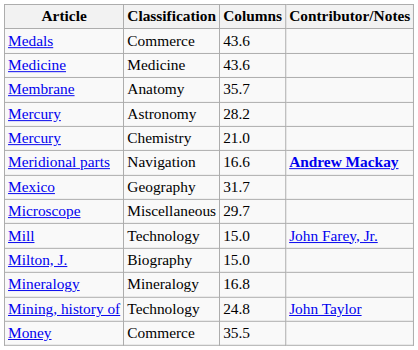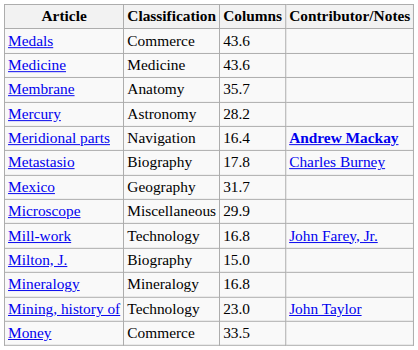- row: (34, 138)
(237, 162) 16.6 -> (237, 138) 16.4
+ row: (41, 162)
(237, 211) 29.7 -> (237, 211) 29.9
+ row: (40, 235)
- row: (21, 235)
(237, 308) 24.8 -> (237, 308) 23.0
(237, 333) 35.5 -> (237, 333) 33.5
